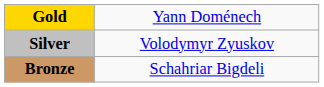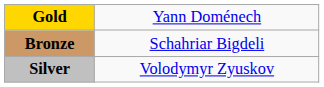rows swapped: (50, 43) <-> (50, 69)
